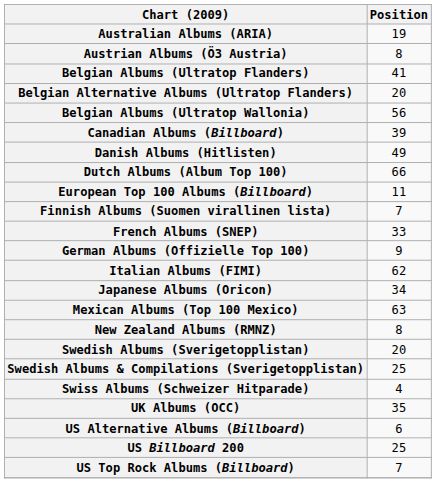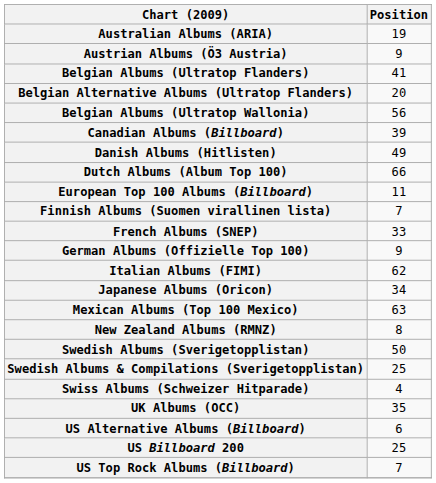(399, 54) 8 -> (399, 54) 9
(399, 349) 20 -> (399, 349) 50
